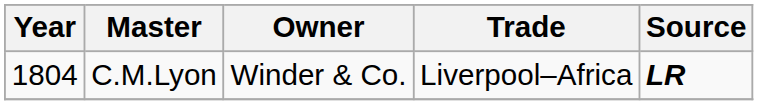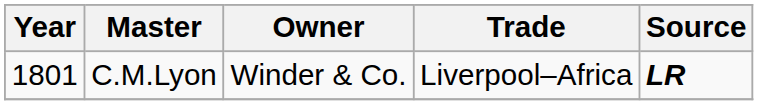(45, 74) 1804 -> (45, 74) 1801
